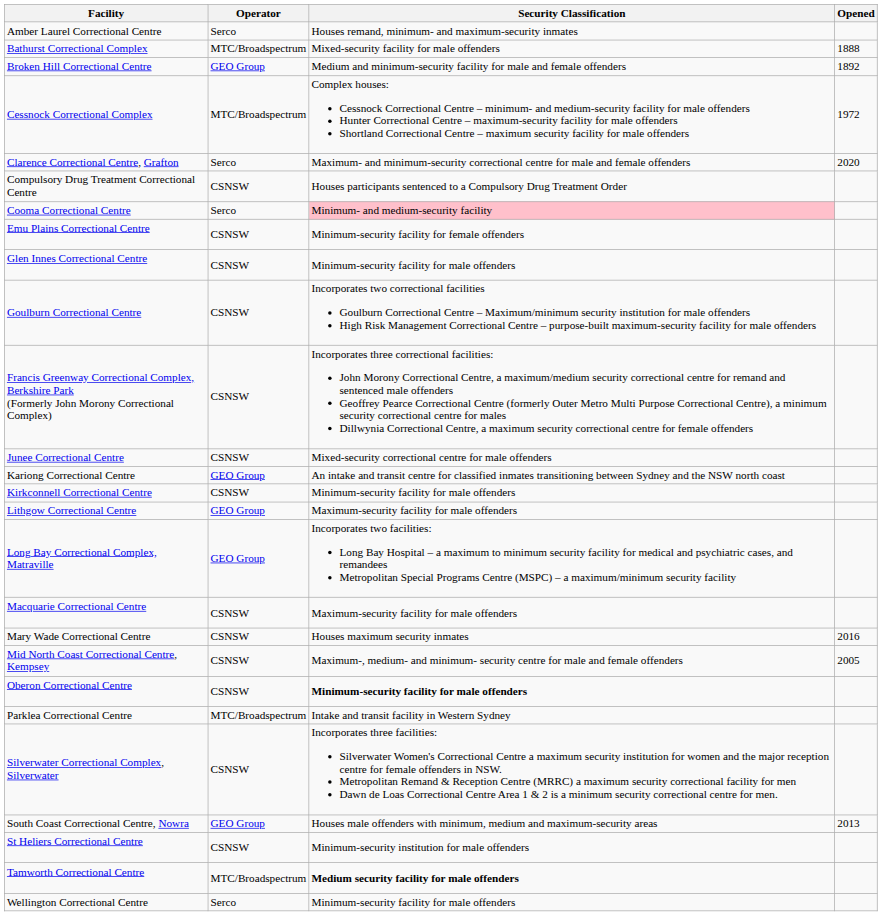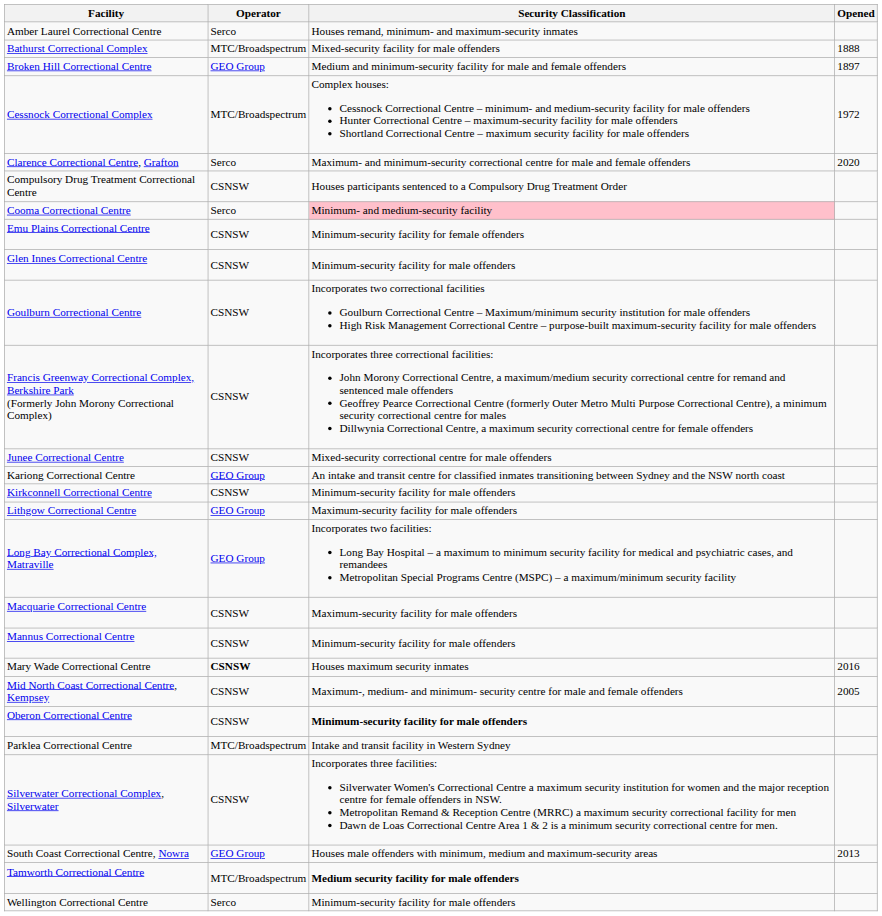(849, 66) 1892 -> (849, 66) 1897
+ row: (106, 643)
(230, 636) normal -> (230, 667) bold
- row: (104, 847)
